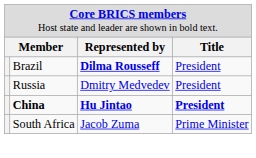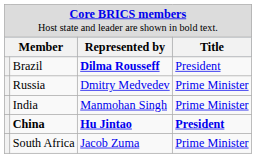(198, 85) President -> (212, 85) Prime Minister
+ row: (25, 104)
